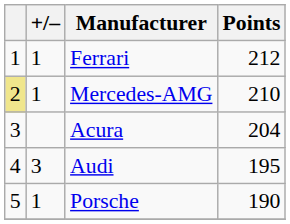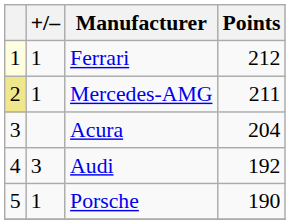(15, 58) no background -> (15, 58) lightyellow background
(264, 94) 210 -> (265, 94) 211
(264, 165) 195 -> (264, 165) 192
